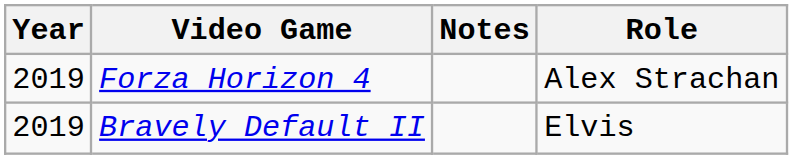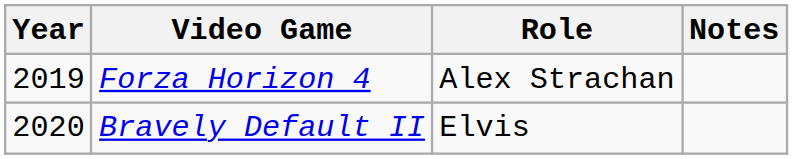columns swapped: (662, 30) <-> (485, 30)
(49, 128) 2019 -> (49, 128) 2020
